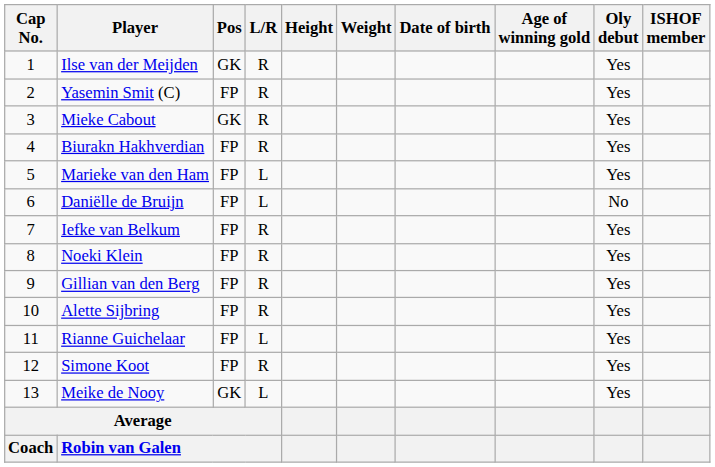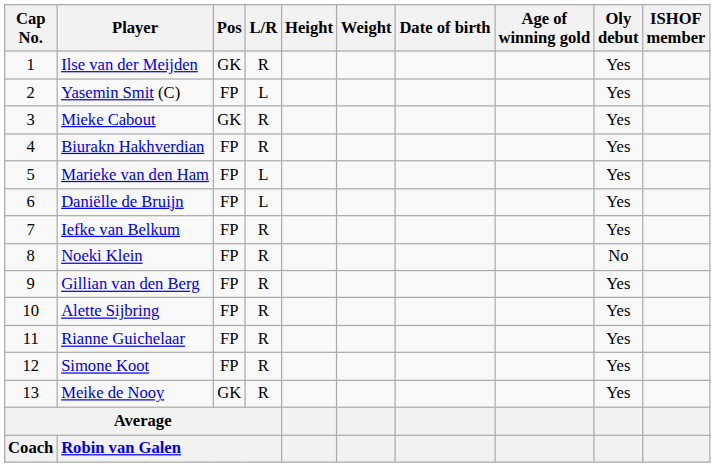(263, 92) R -> (263, 92) L
(618, 201) No -> (618, 201) Yes
(618, 256) Yes -> (618, 256) No
(263, 338) L -> (263, 338) R
(263, 393) L -> (263, 393) R
